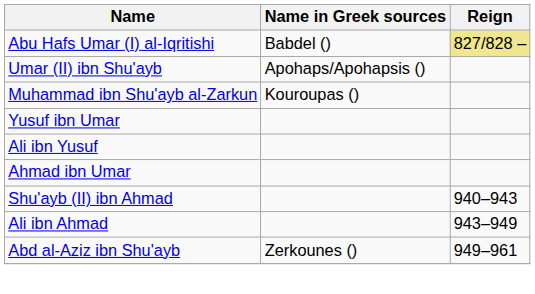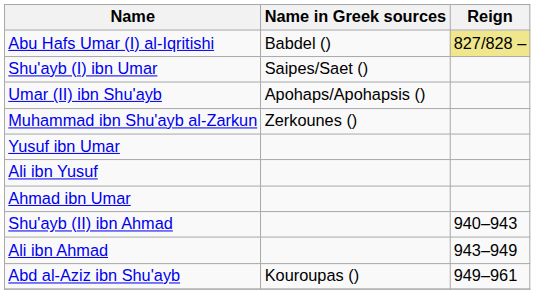+ row: (83, 69)
(312, 95) Kouroupas () -> (311, 120) Zerkounes ()
(311, 250) Zerkounes () -> (312, 276) Kouroupas ()
